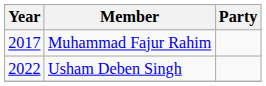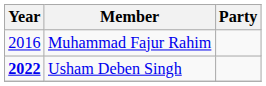(24, 42) 2017 -> (24, 42) 2016
(24, 68) normal -> (24, 68) bold
